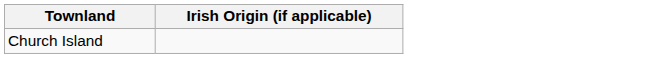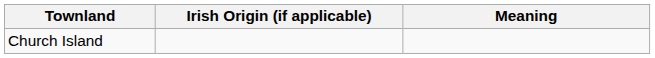+ column: (526, 16)
